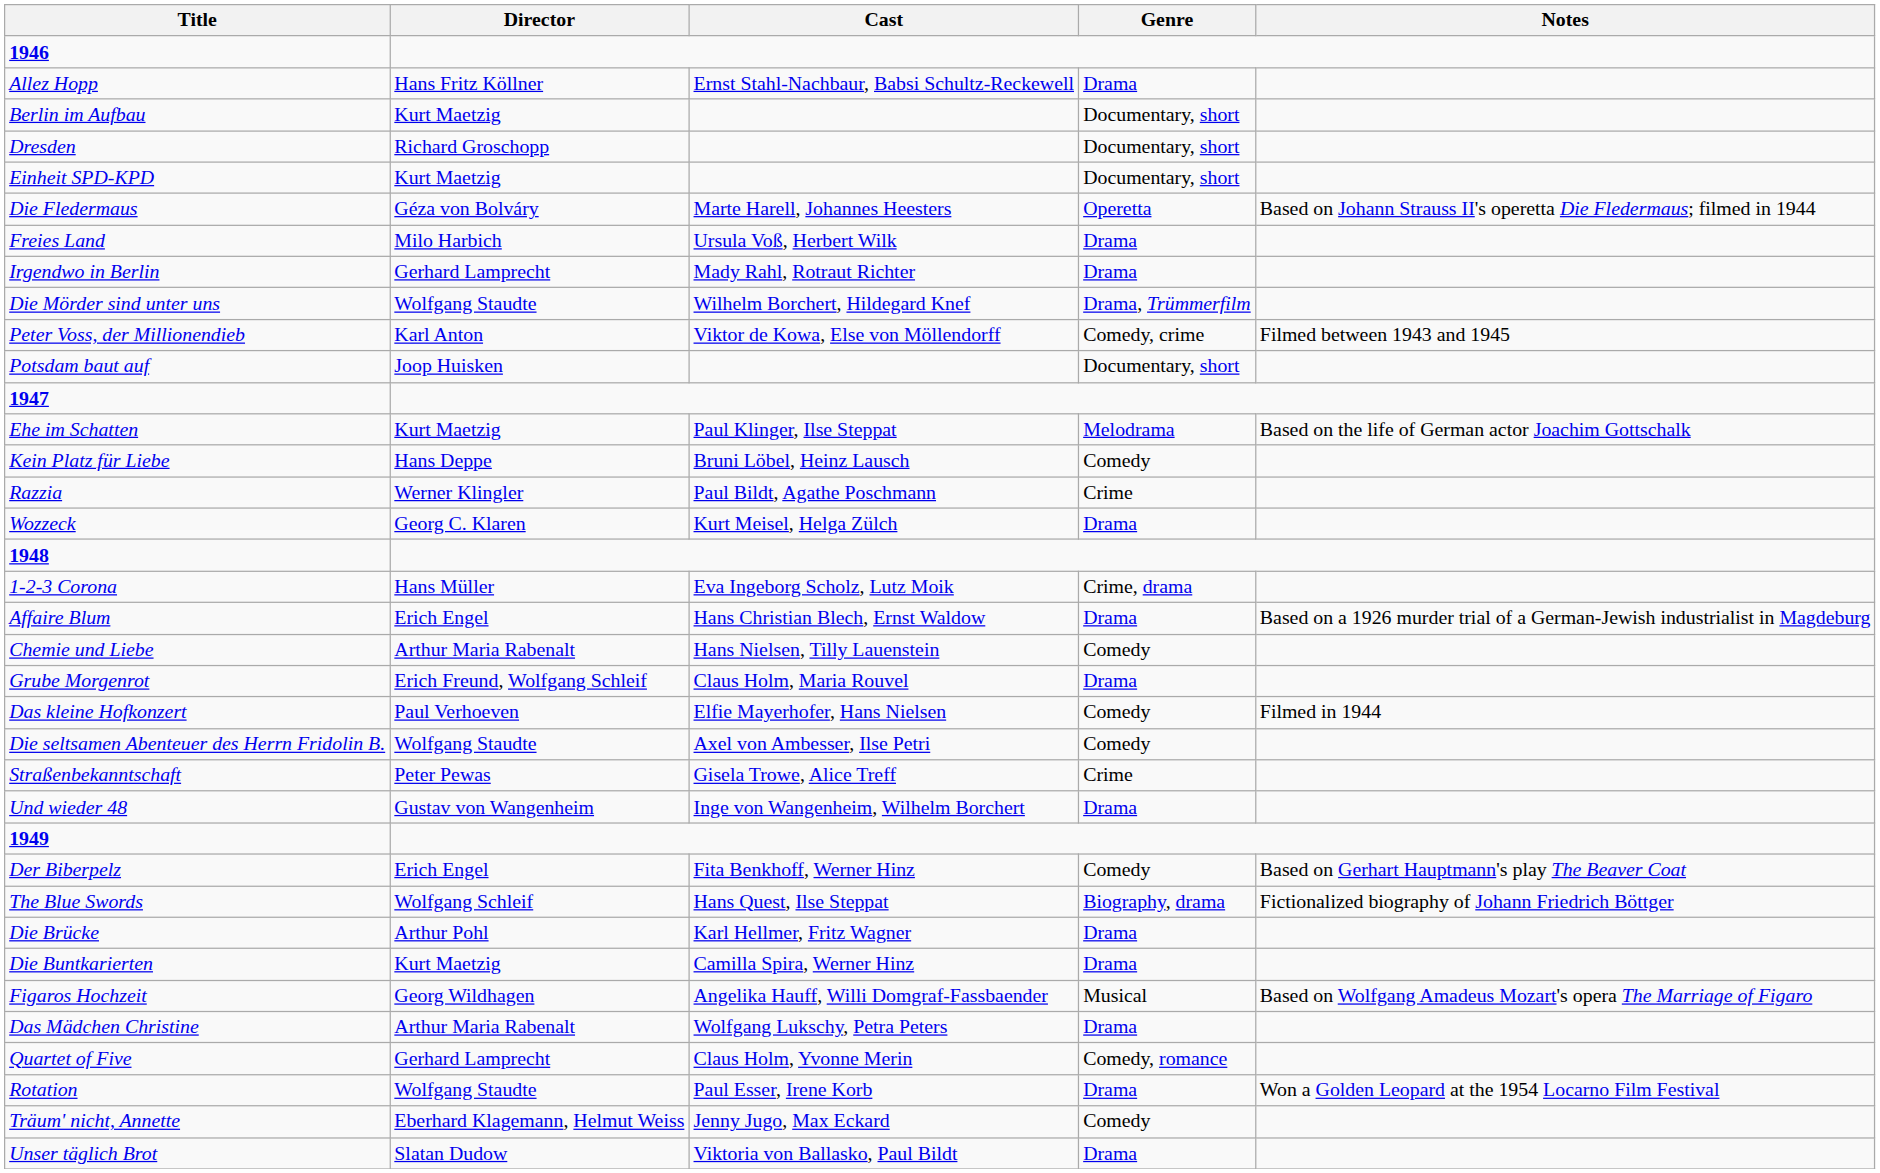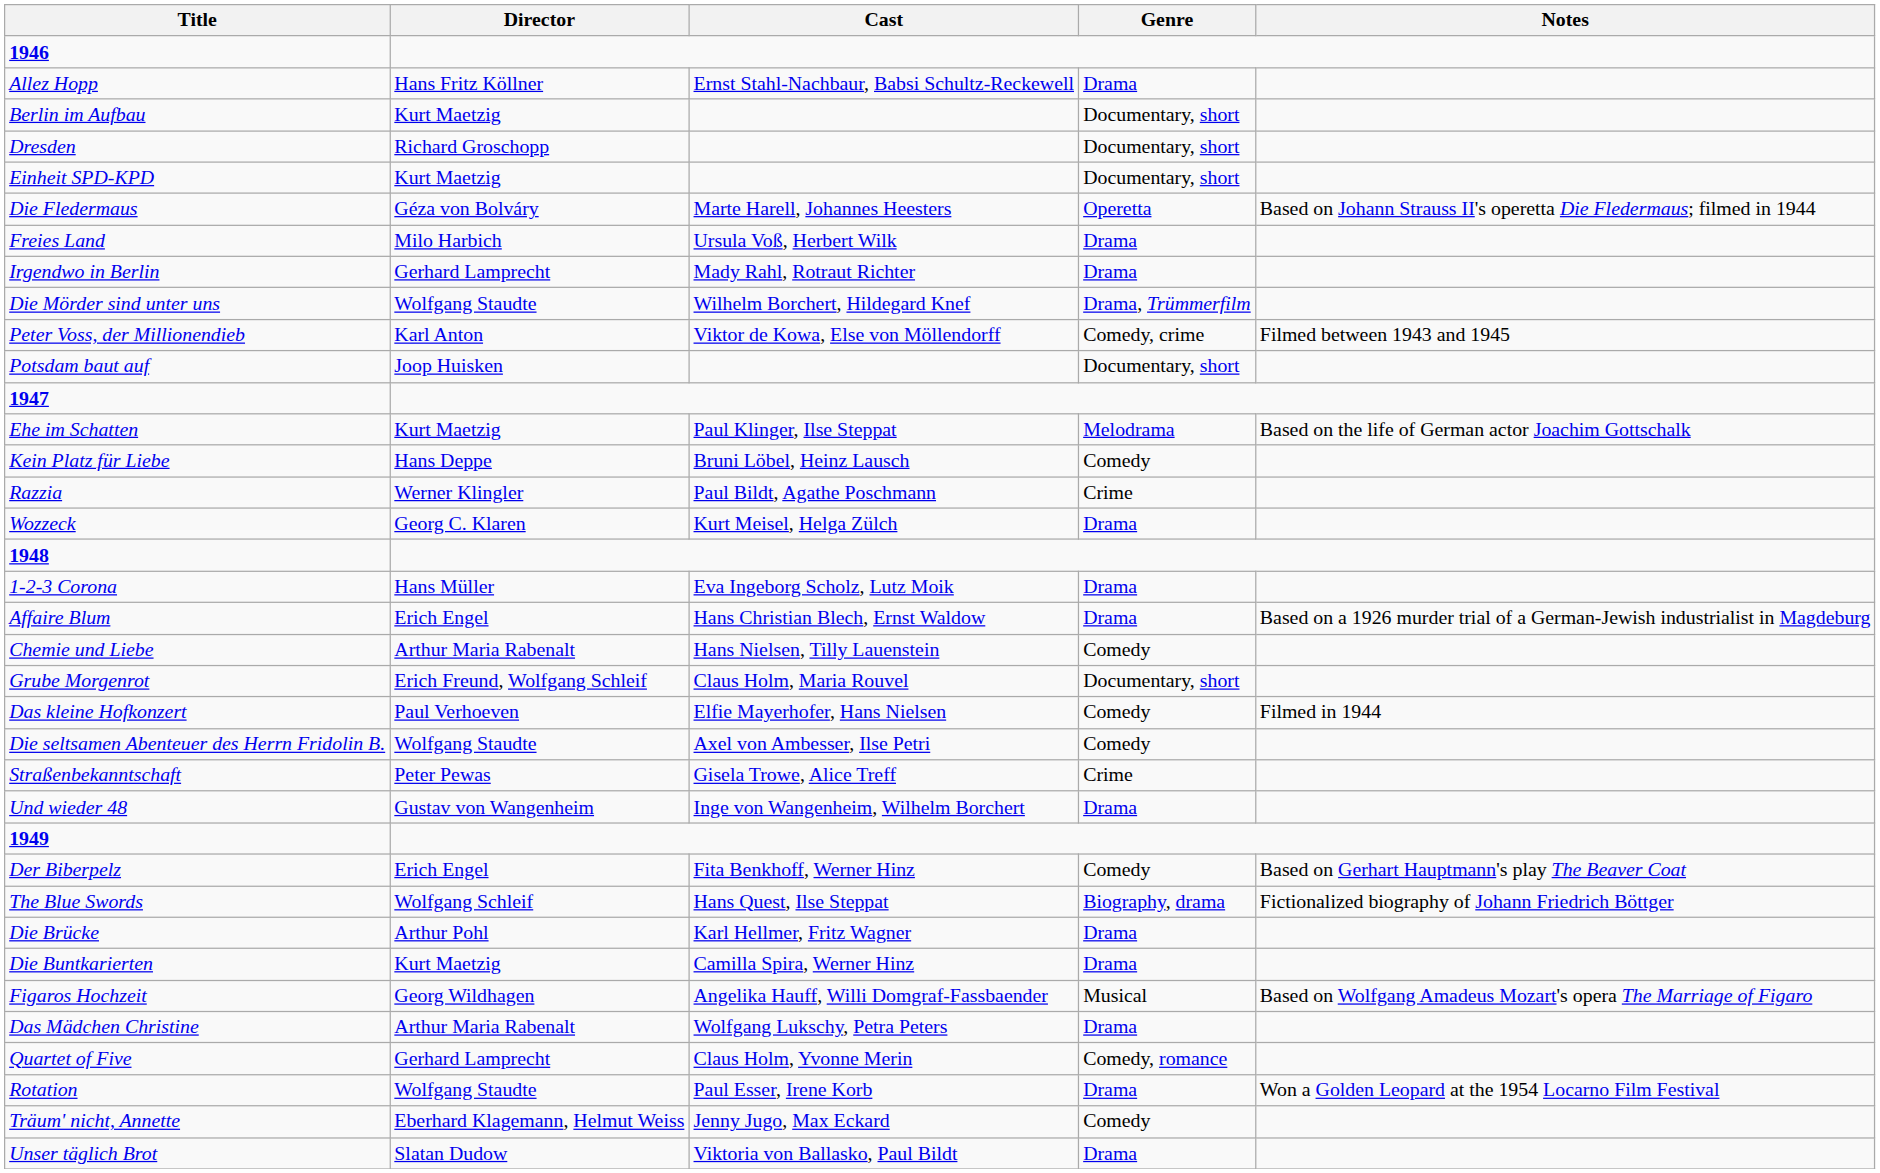(1138, 586) Crime, drama -> (1110, 586) Drama
(1110, 680) Drama -> (1161, 680) Documentary, short
